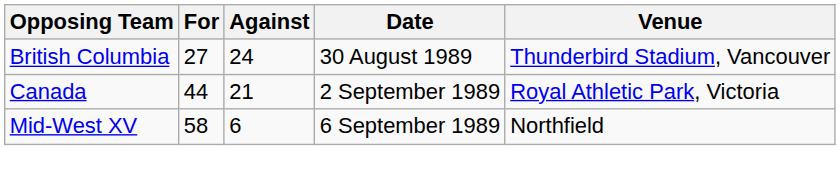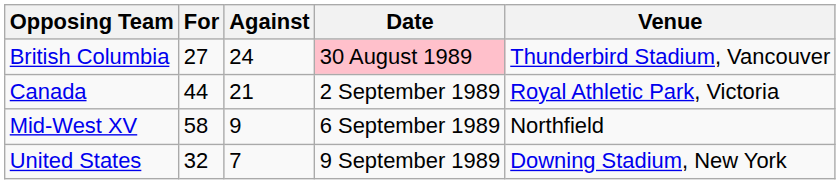(396, 56) no background -> (396, 56) pink background
(235, 126) 6 -> (235, 126) 9
+ row: (76, 160)
